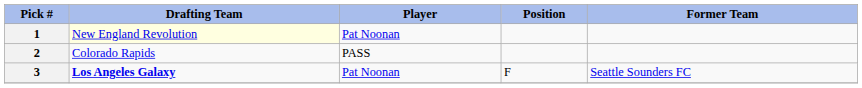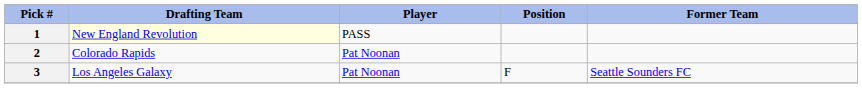(371, 33) Pat Noonan -> (356, 33) PASS
(356, 53) PASS -> (371, 53) Pat Noonan
(124, 72) bold -> (122, 72) normal
